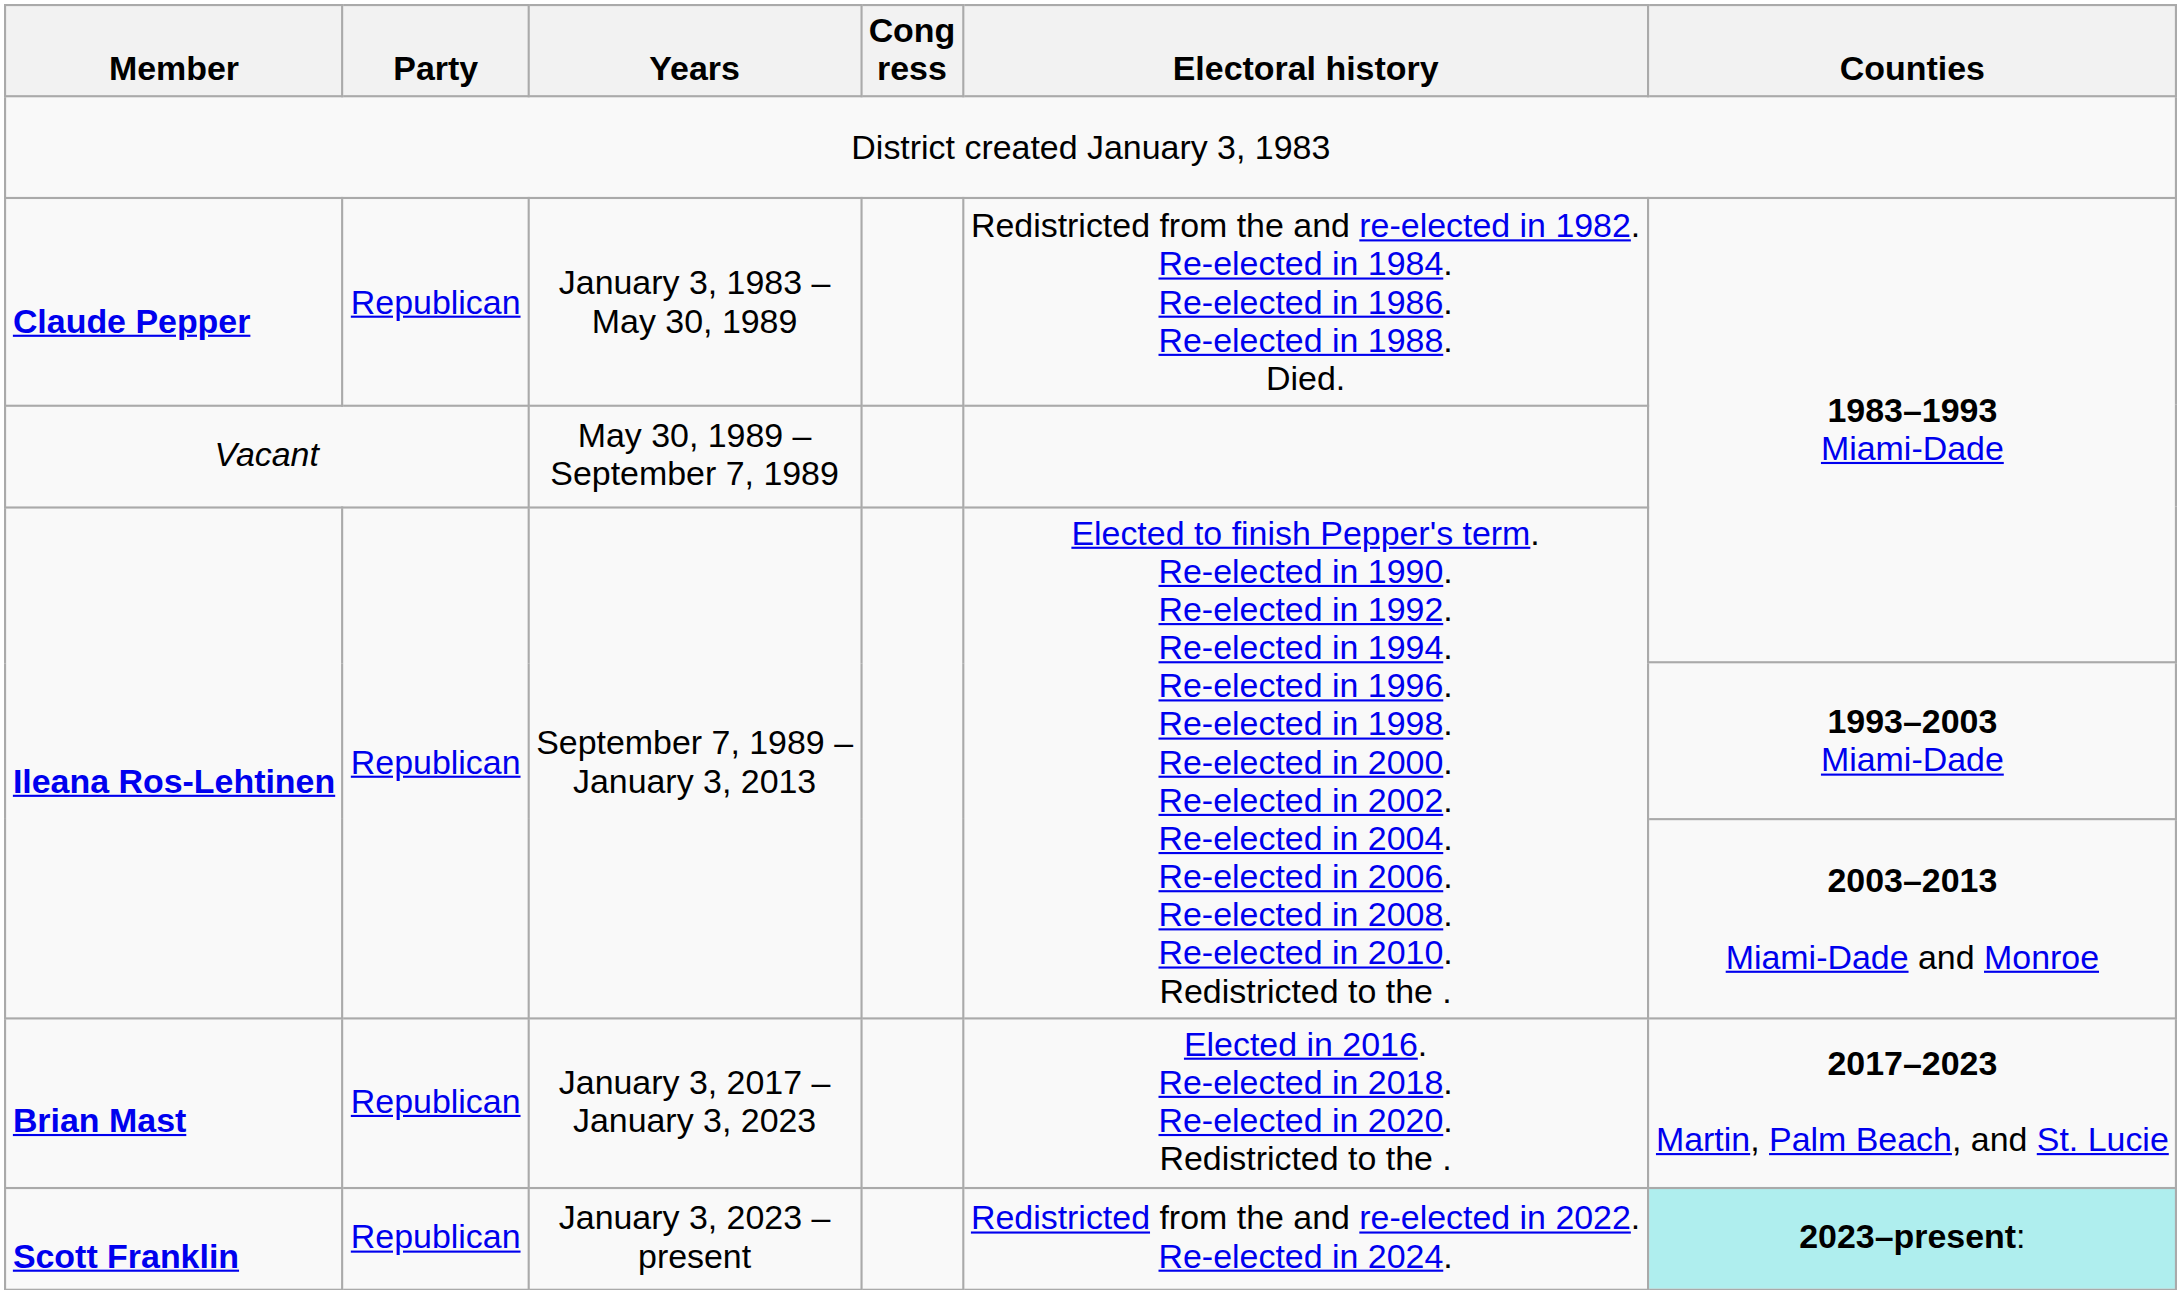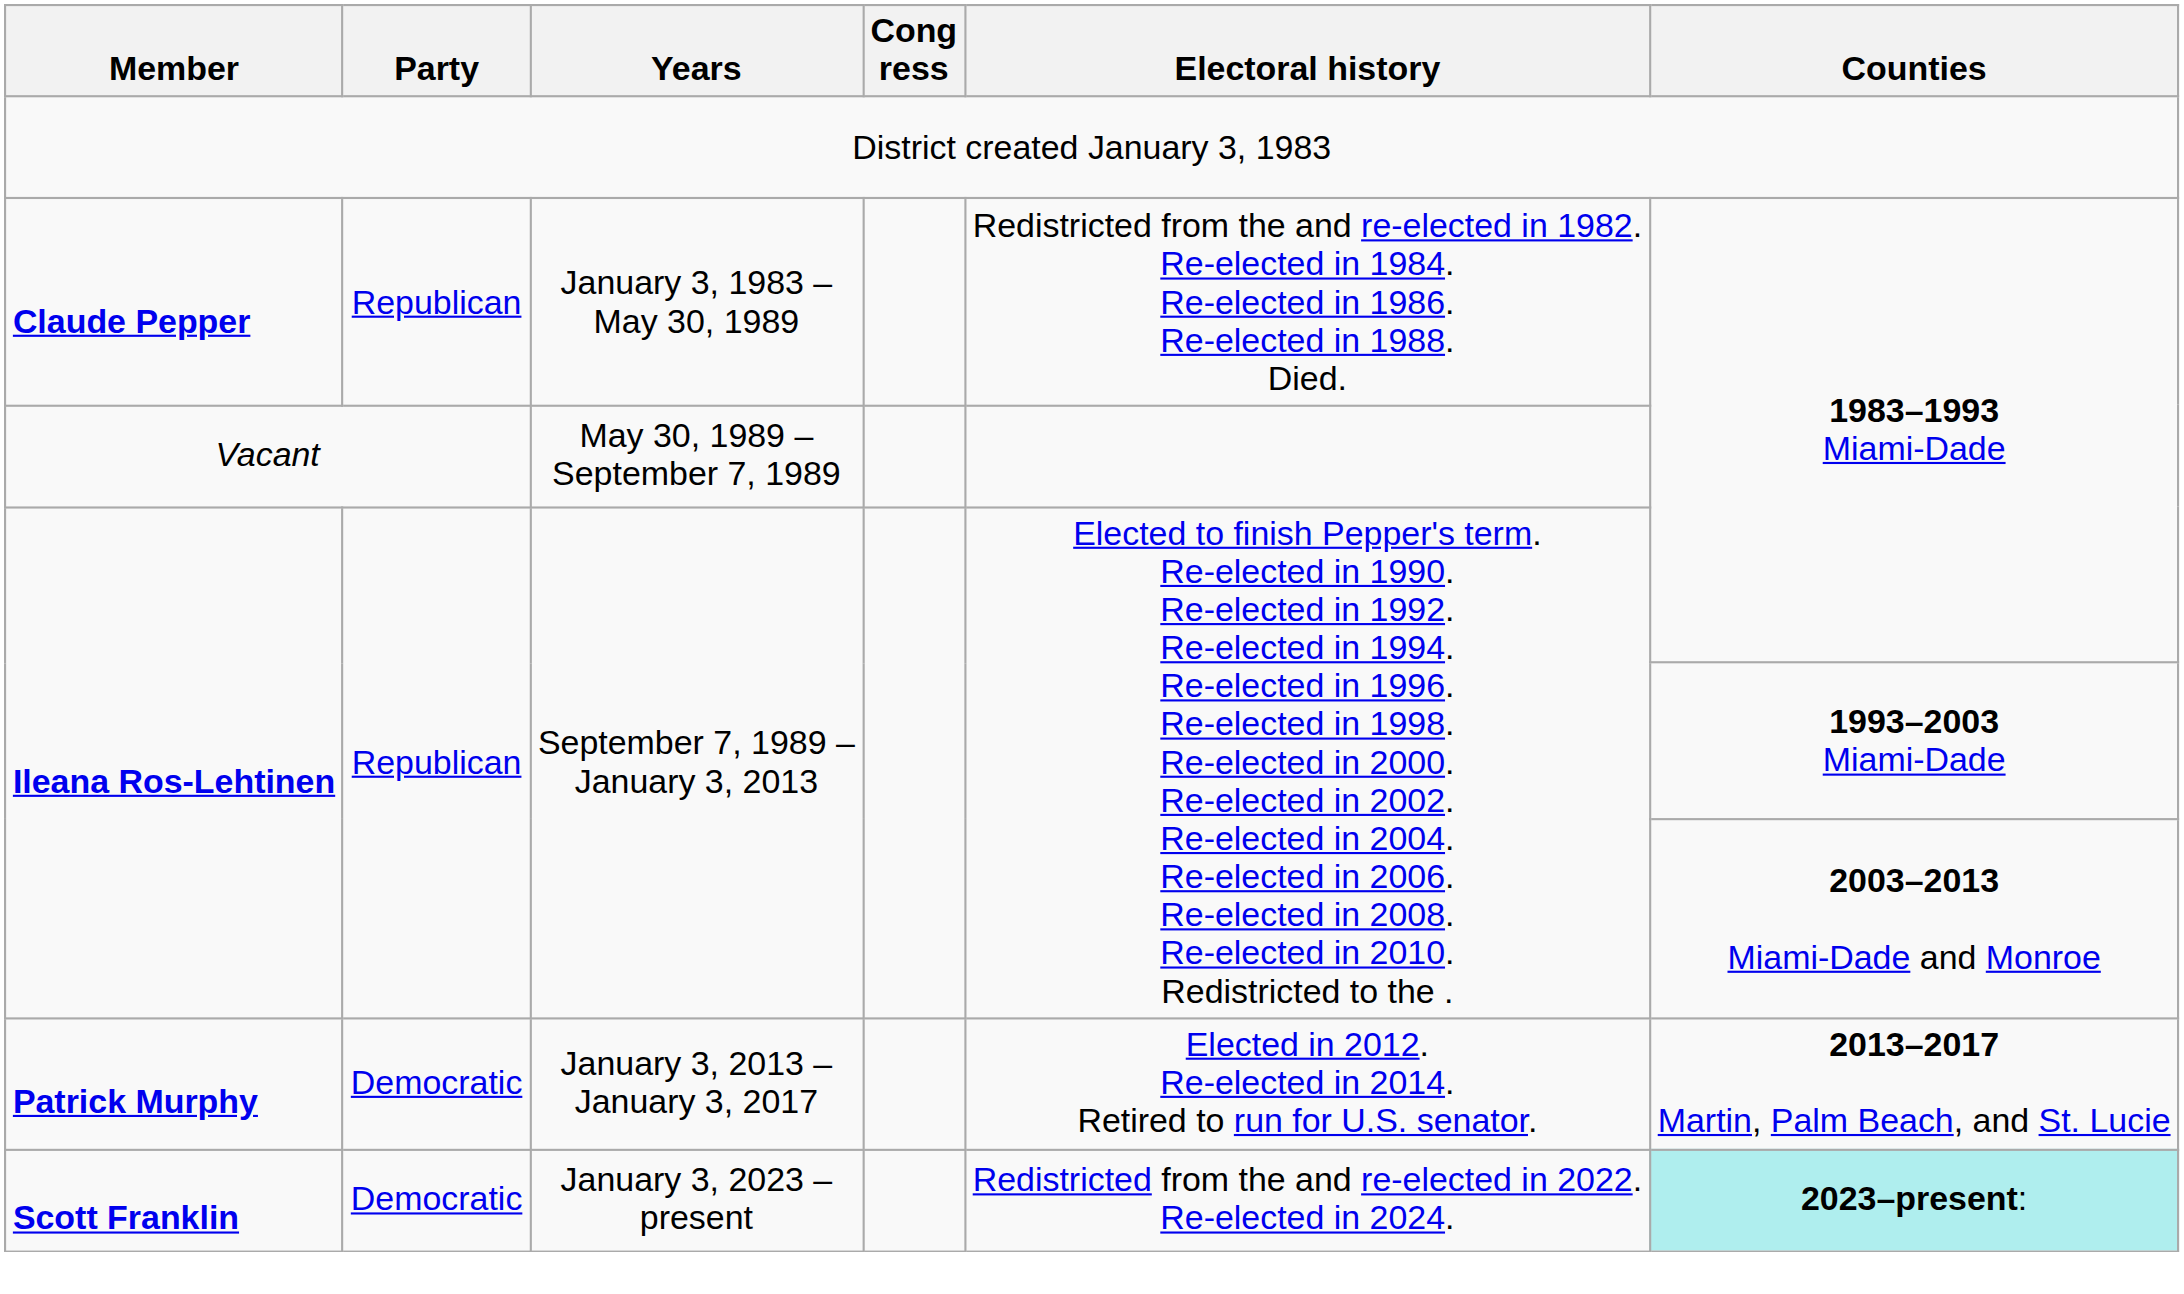+ row: (135, 1102)
- row: (100, 1121)
(436, 1237) Republican -> (437, 1199) Democratic
